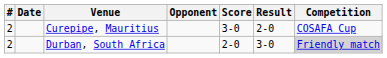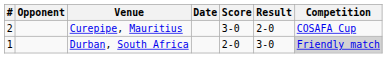columns swapped: (29, 12) <-> (193, 12)
(10, 45) 2 -> (10, 45) 1
